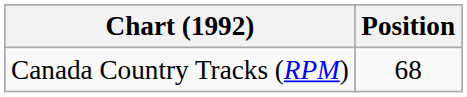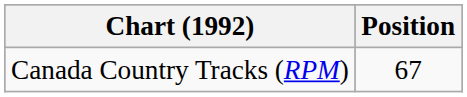(408, 69) 68 -> (408, 69) 67
